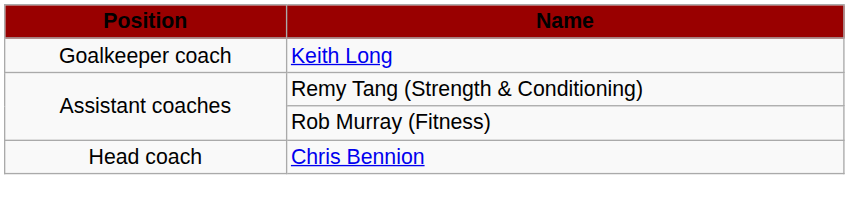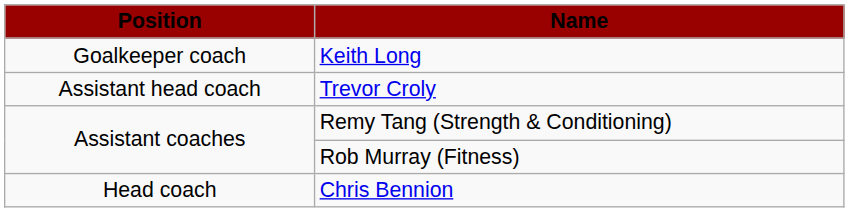+ row: (378, 88)
